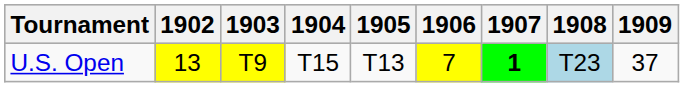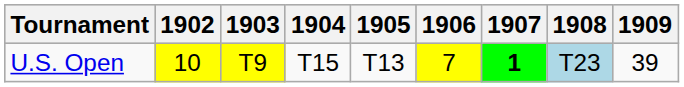(187, 63) 13 -> (187, 63) 10
(645, 63) 37 -> (645, 63) 39
